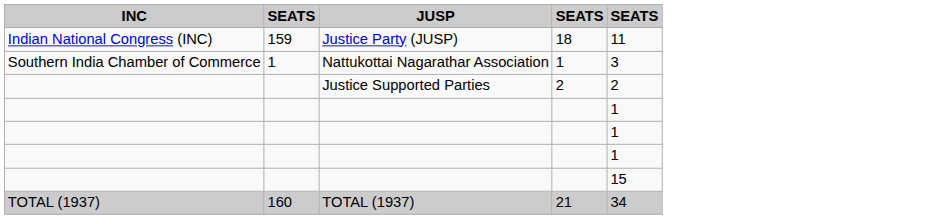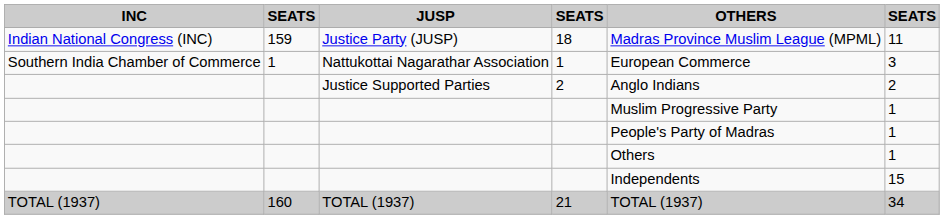+ column: (746, 16)
